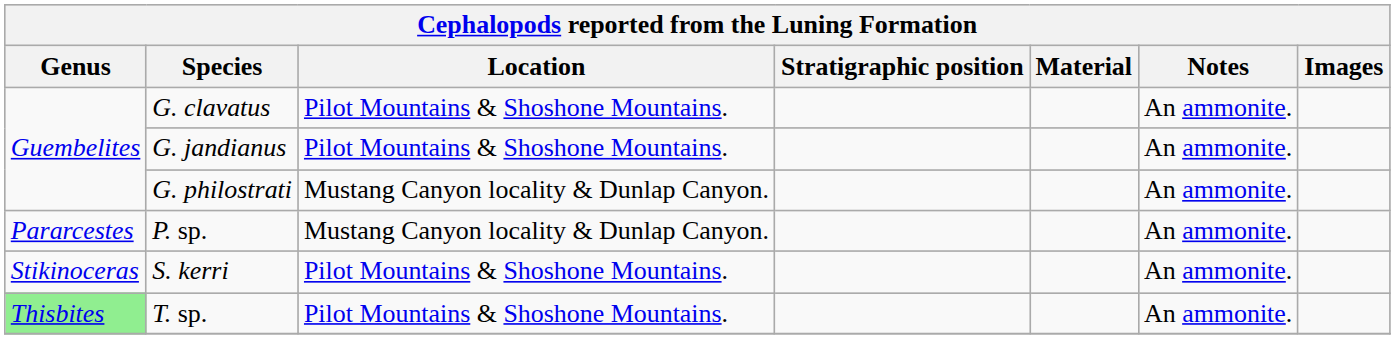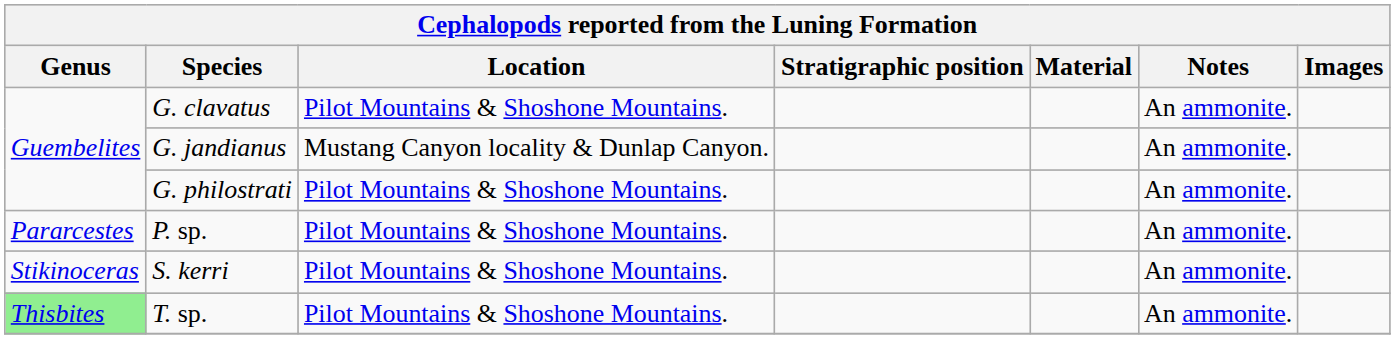(516, 148) Pilot Mountains & Shoshone Mountains. -> (536, 148) Mustang Canyon locality & Dunlap Canyon.
(536, 189) Mustang Canyon locality & Dunlap Canyon. -> (516, 189) Pilot Mountains & Shoshone Mountains.
(536, 230) Mustang Canyon locality & Dunlap Canyon. -> (516, 230) Pilot Mountains & Shoshone Mountains.
